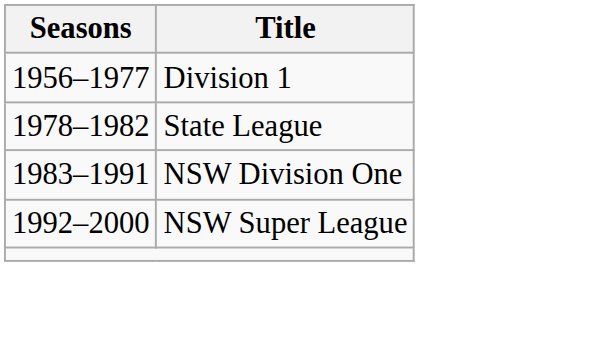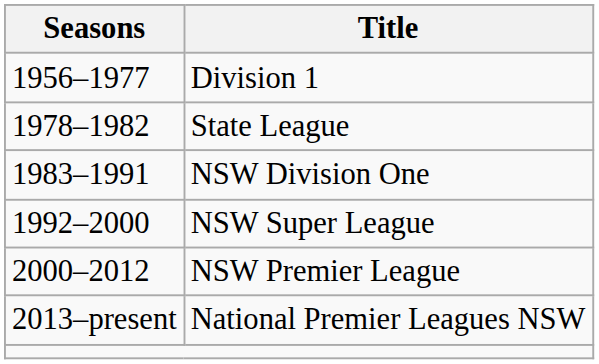+ row: (325, 271)
+ row: (388, 319)
